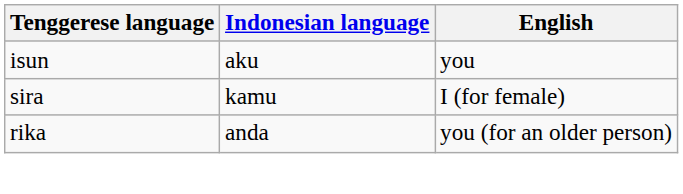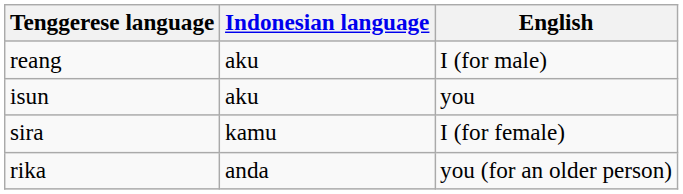+ row: (36, 59)
